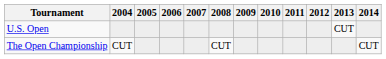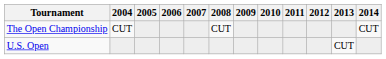rows swapped: (28, 29) <-> (57, 46)
